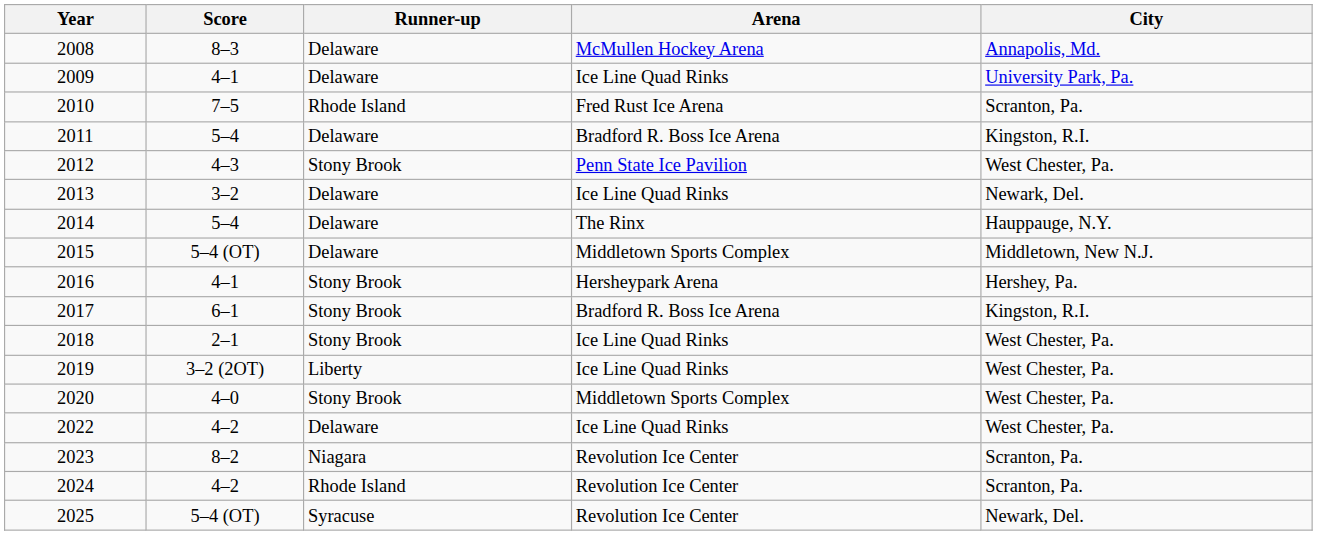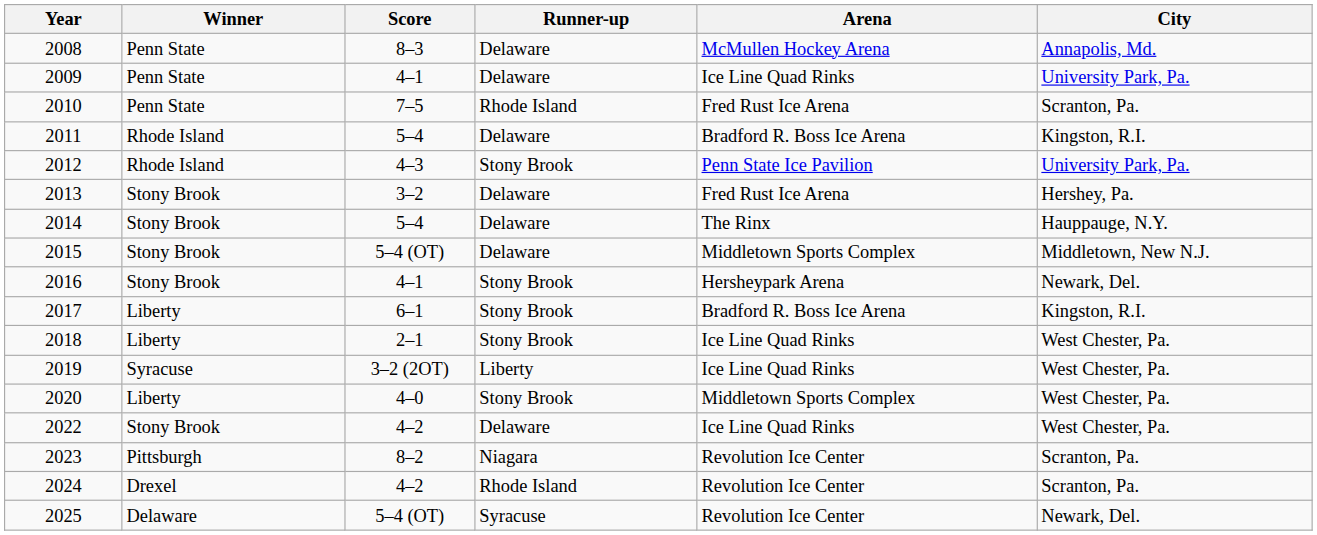+ column: (233, 19)
(1049, 164) West Chester, Pa. -> (1115, 164) University Park, Pa.
(652, 194) Ice Line Quad Rinks -> (775, 194) Fred Rust Ice Arena
(1034, 194) Newark, Del. -> (1088, 194) Hershey, Pa.
(1031, 281) Hershey, Pa. -> (1091, 281) Newark, Del.
